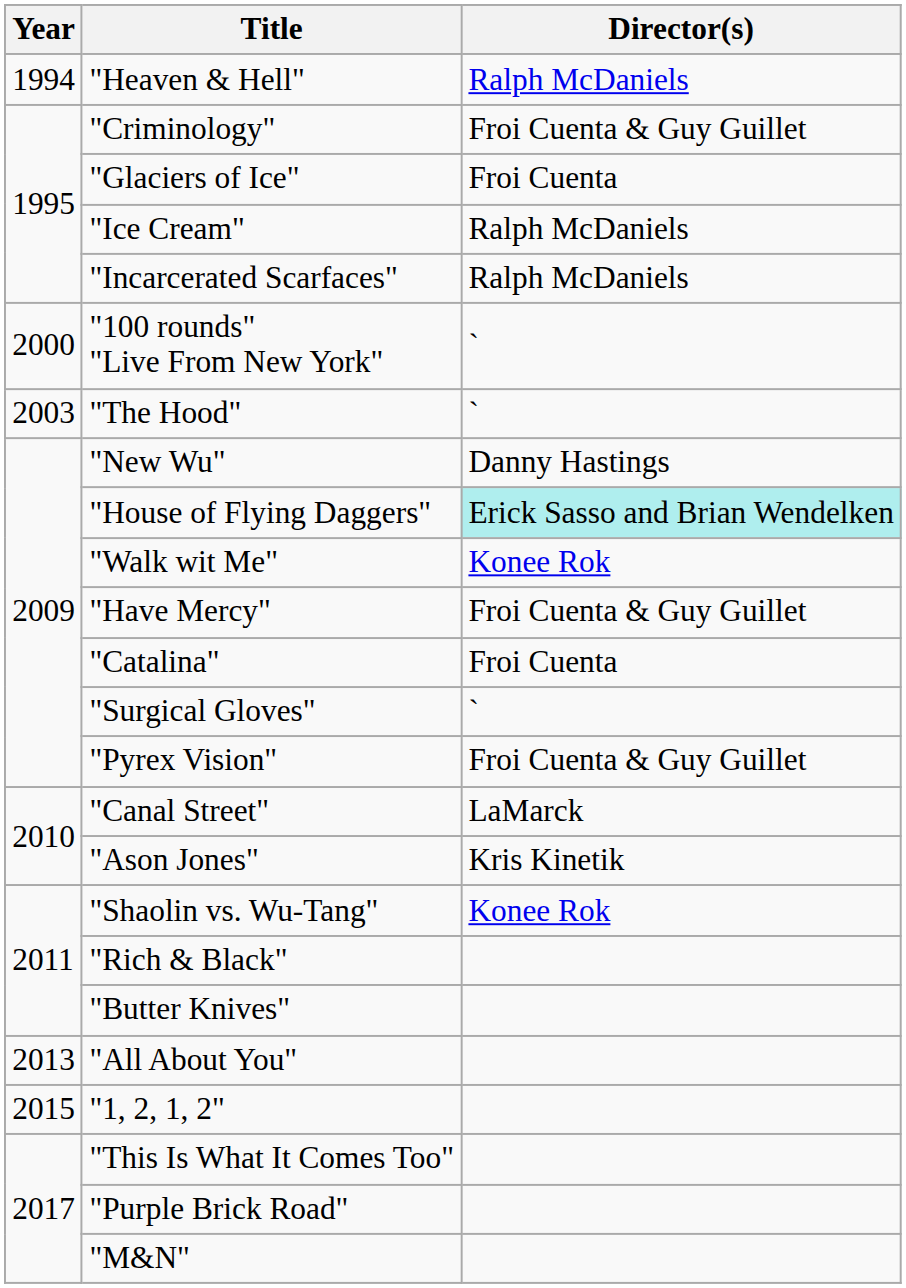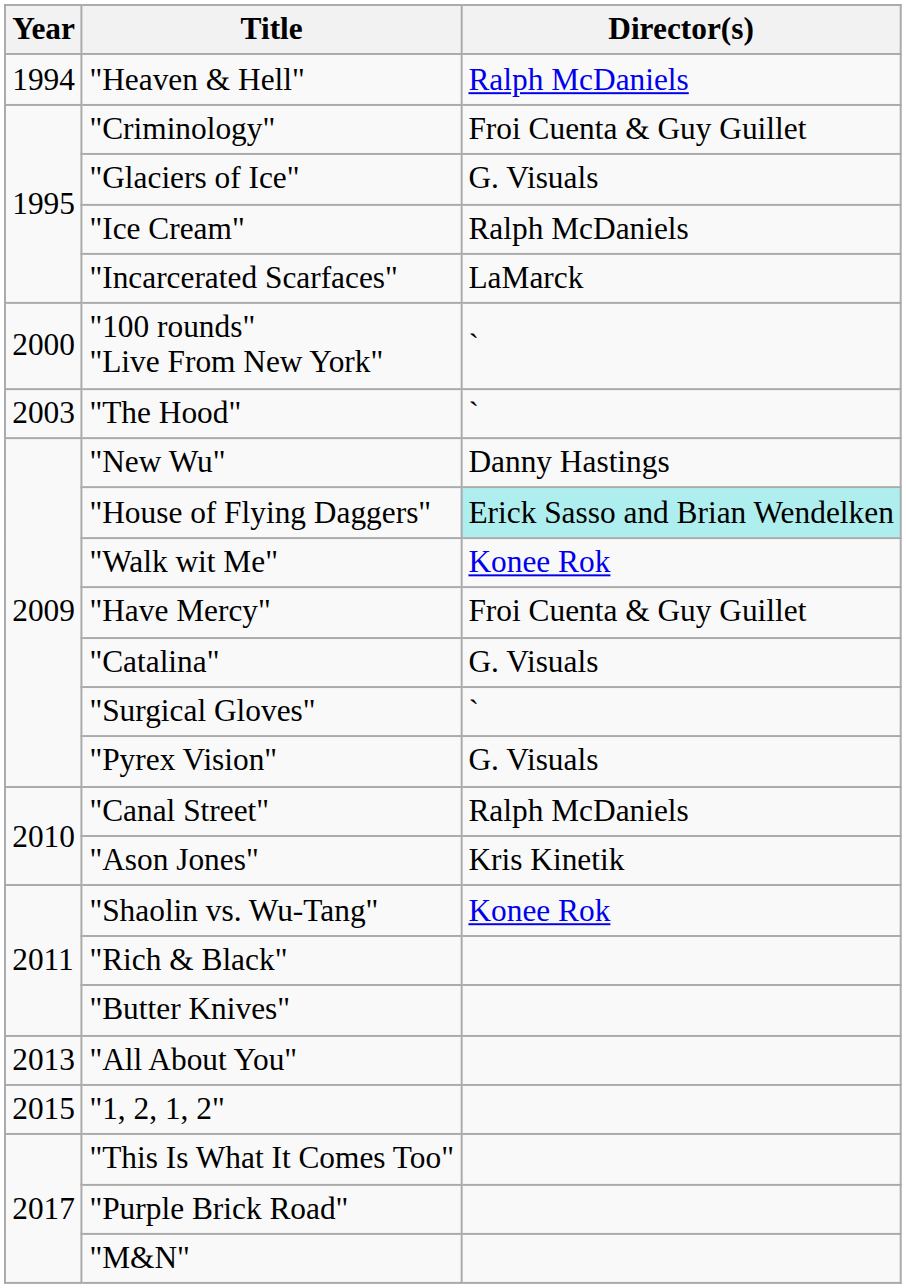(543, 178) Froi Cuenta -> (533, 178) G. Visuals
(579, 278) Ralph McDaniels -> (526, 278) LaMarck
(543, 661) Froi Cuenta -> (533, 661) G. Visuals
(637, 760) Froi Cuenta & Guy Guillet -> (533, 760) G. Visuals
(526, 810) LaMarck -> (579, 810) Ralph McDaniels
